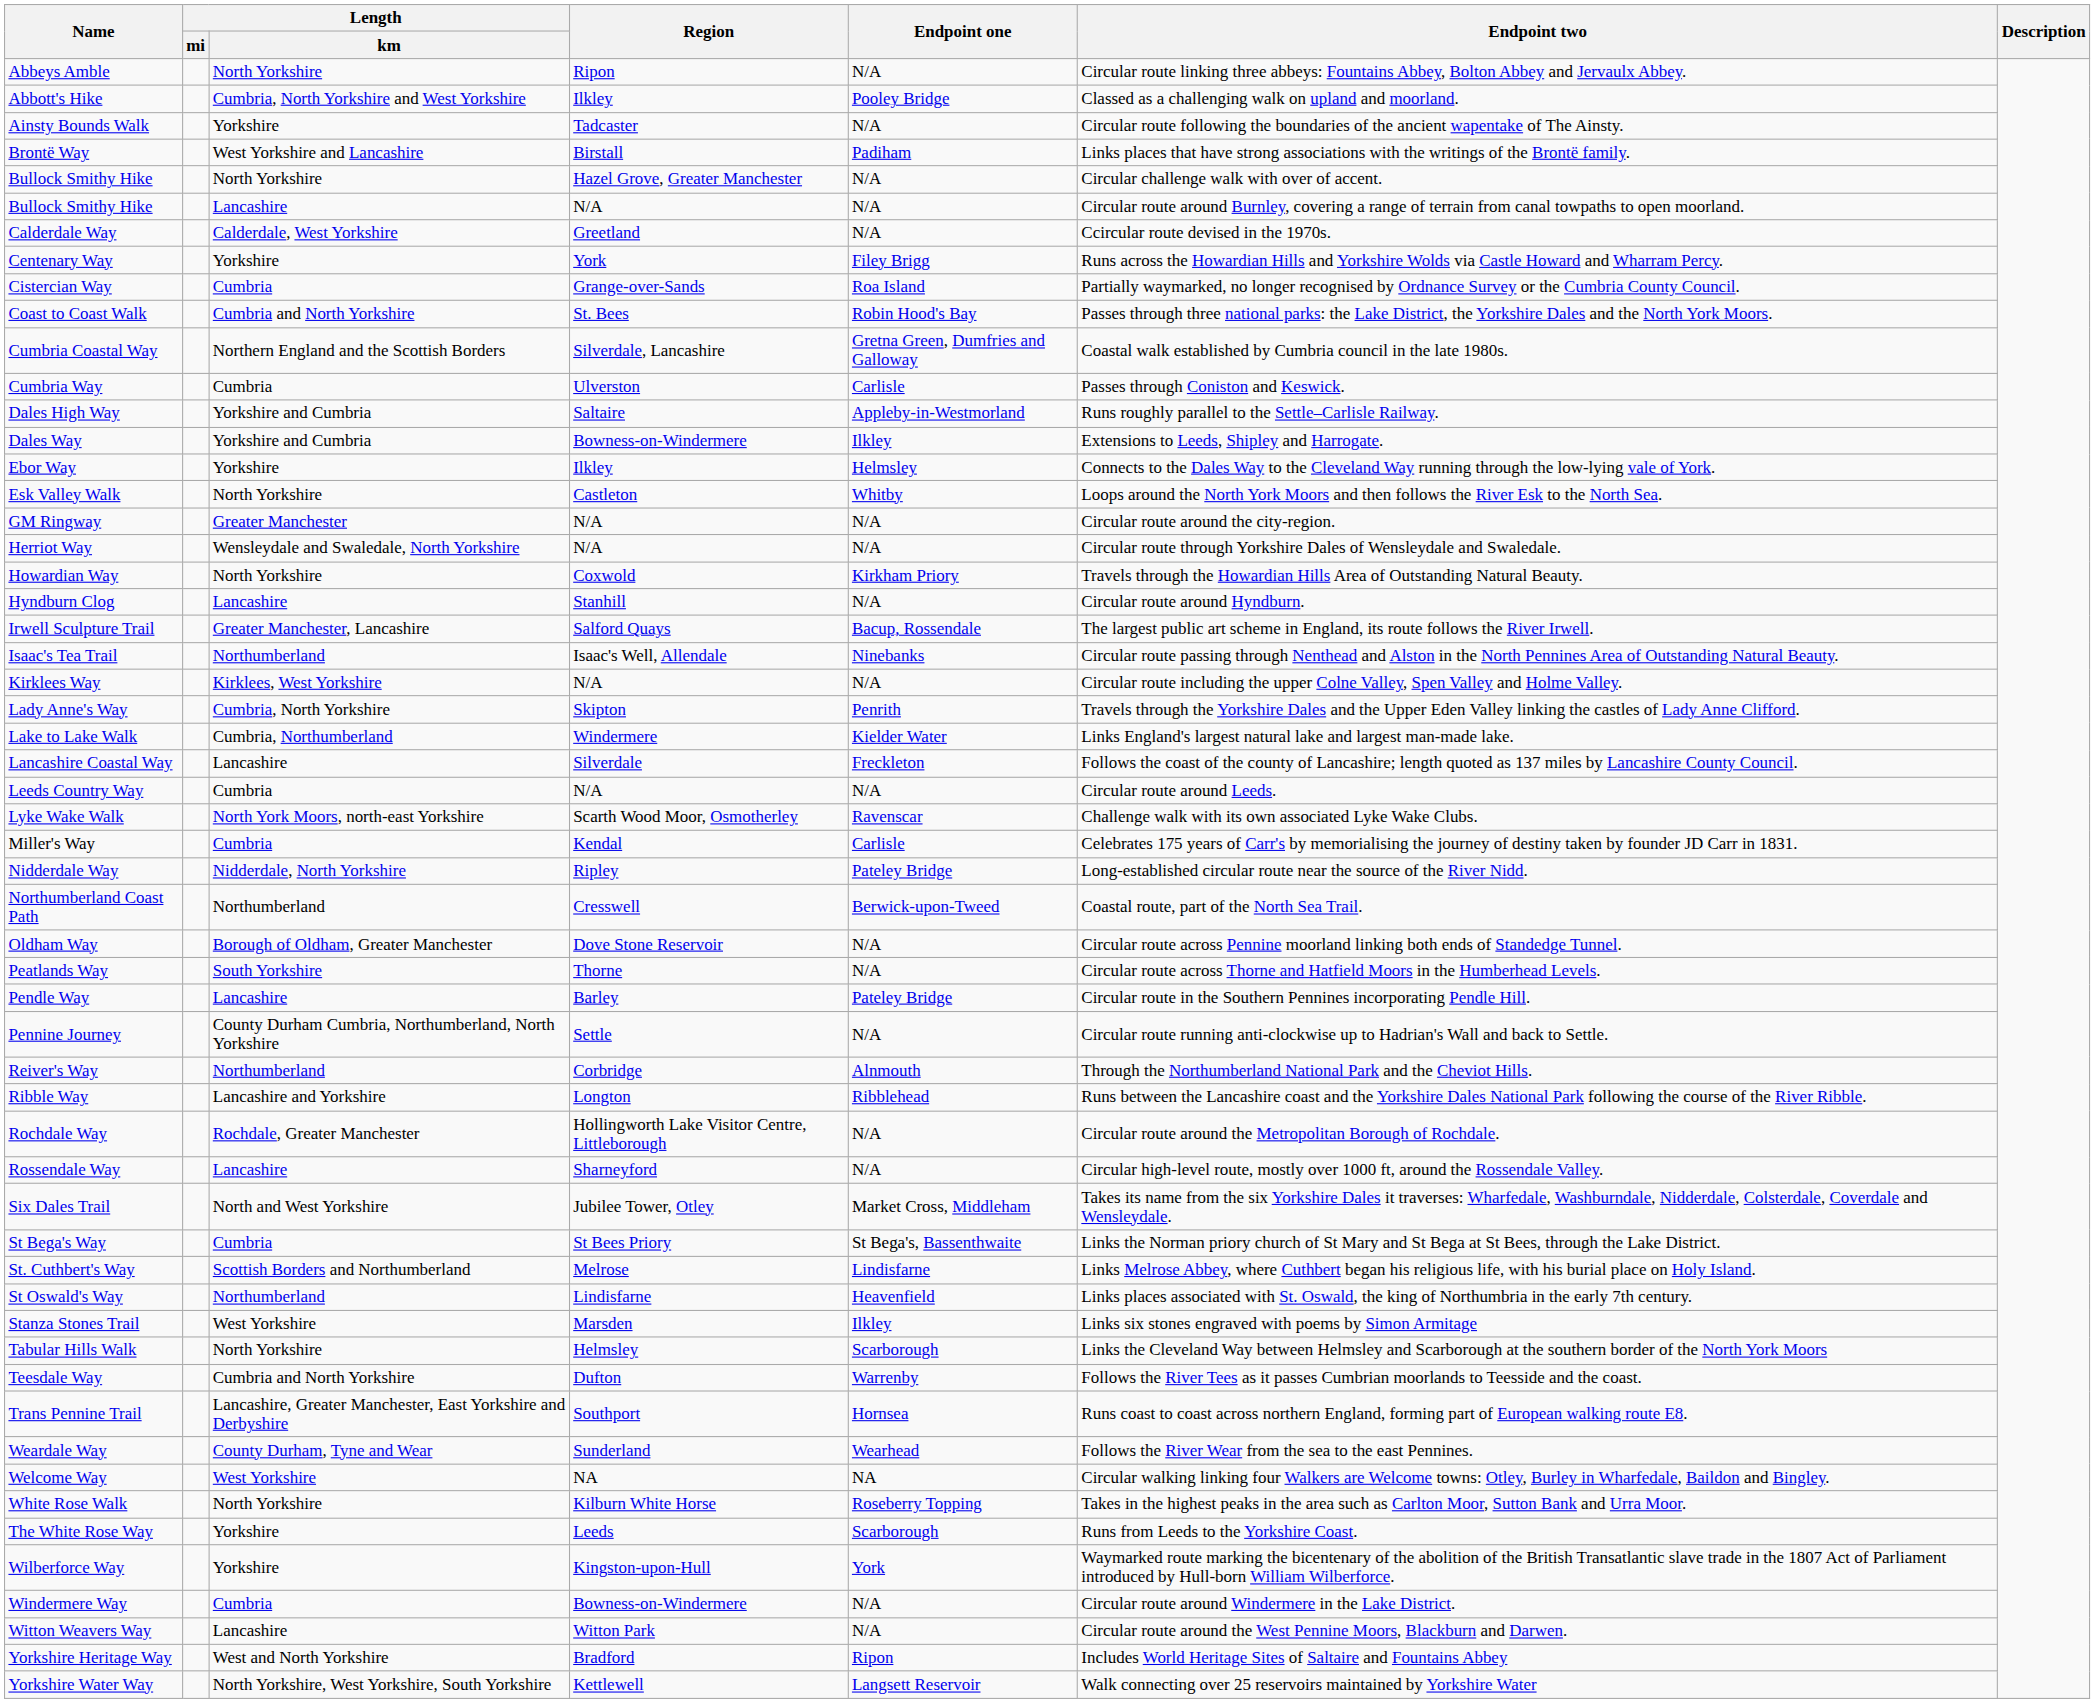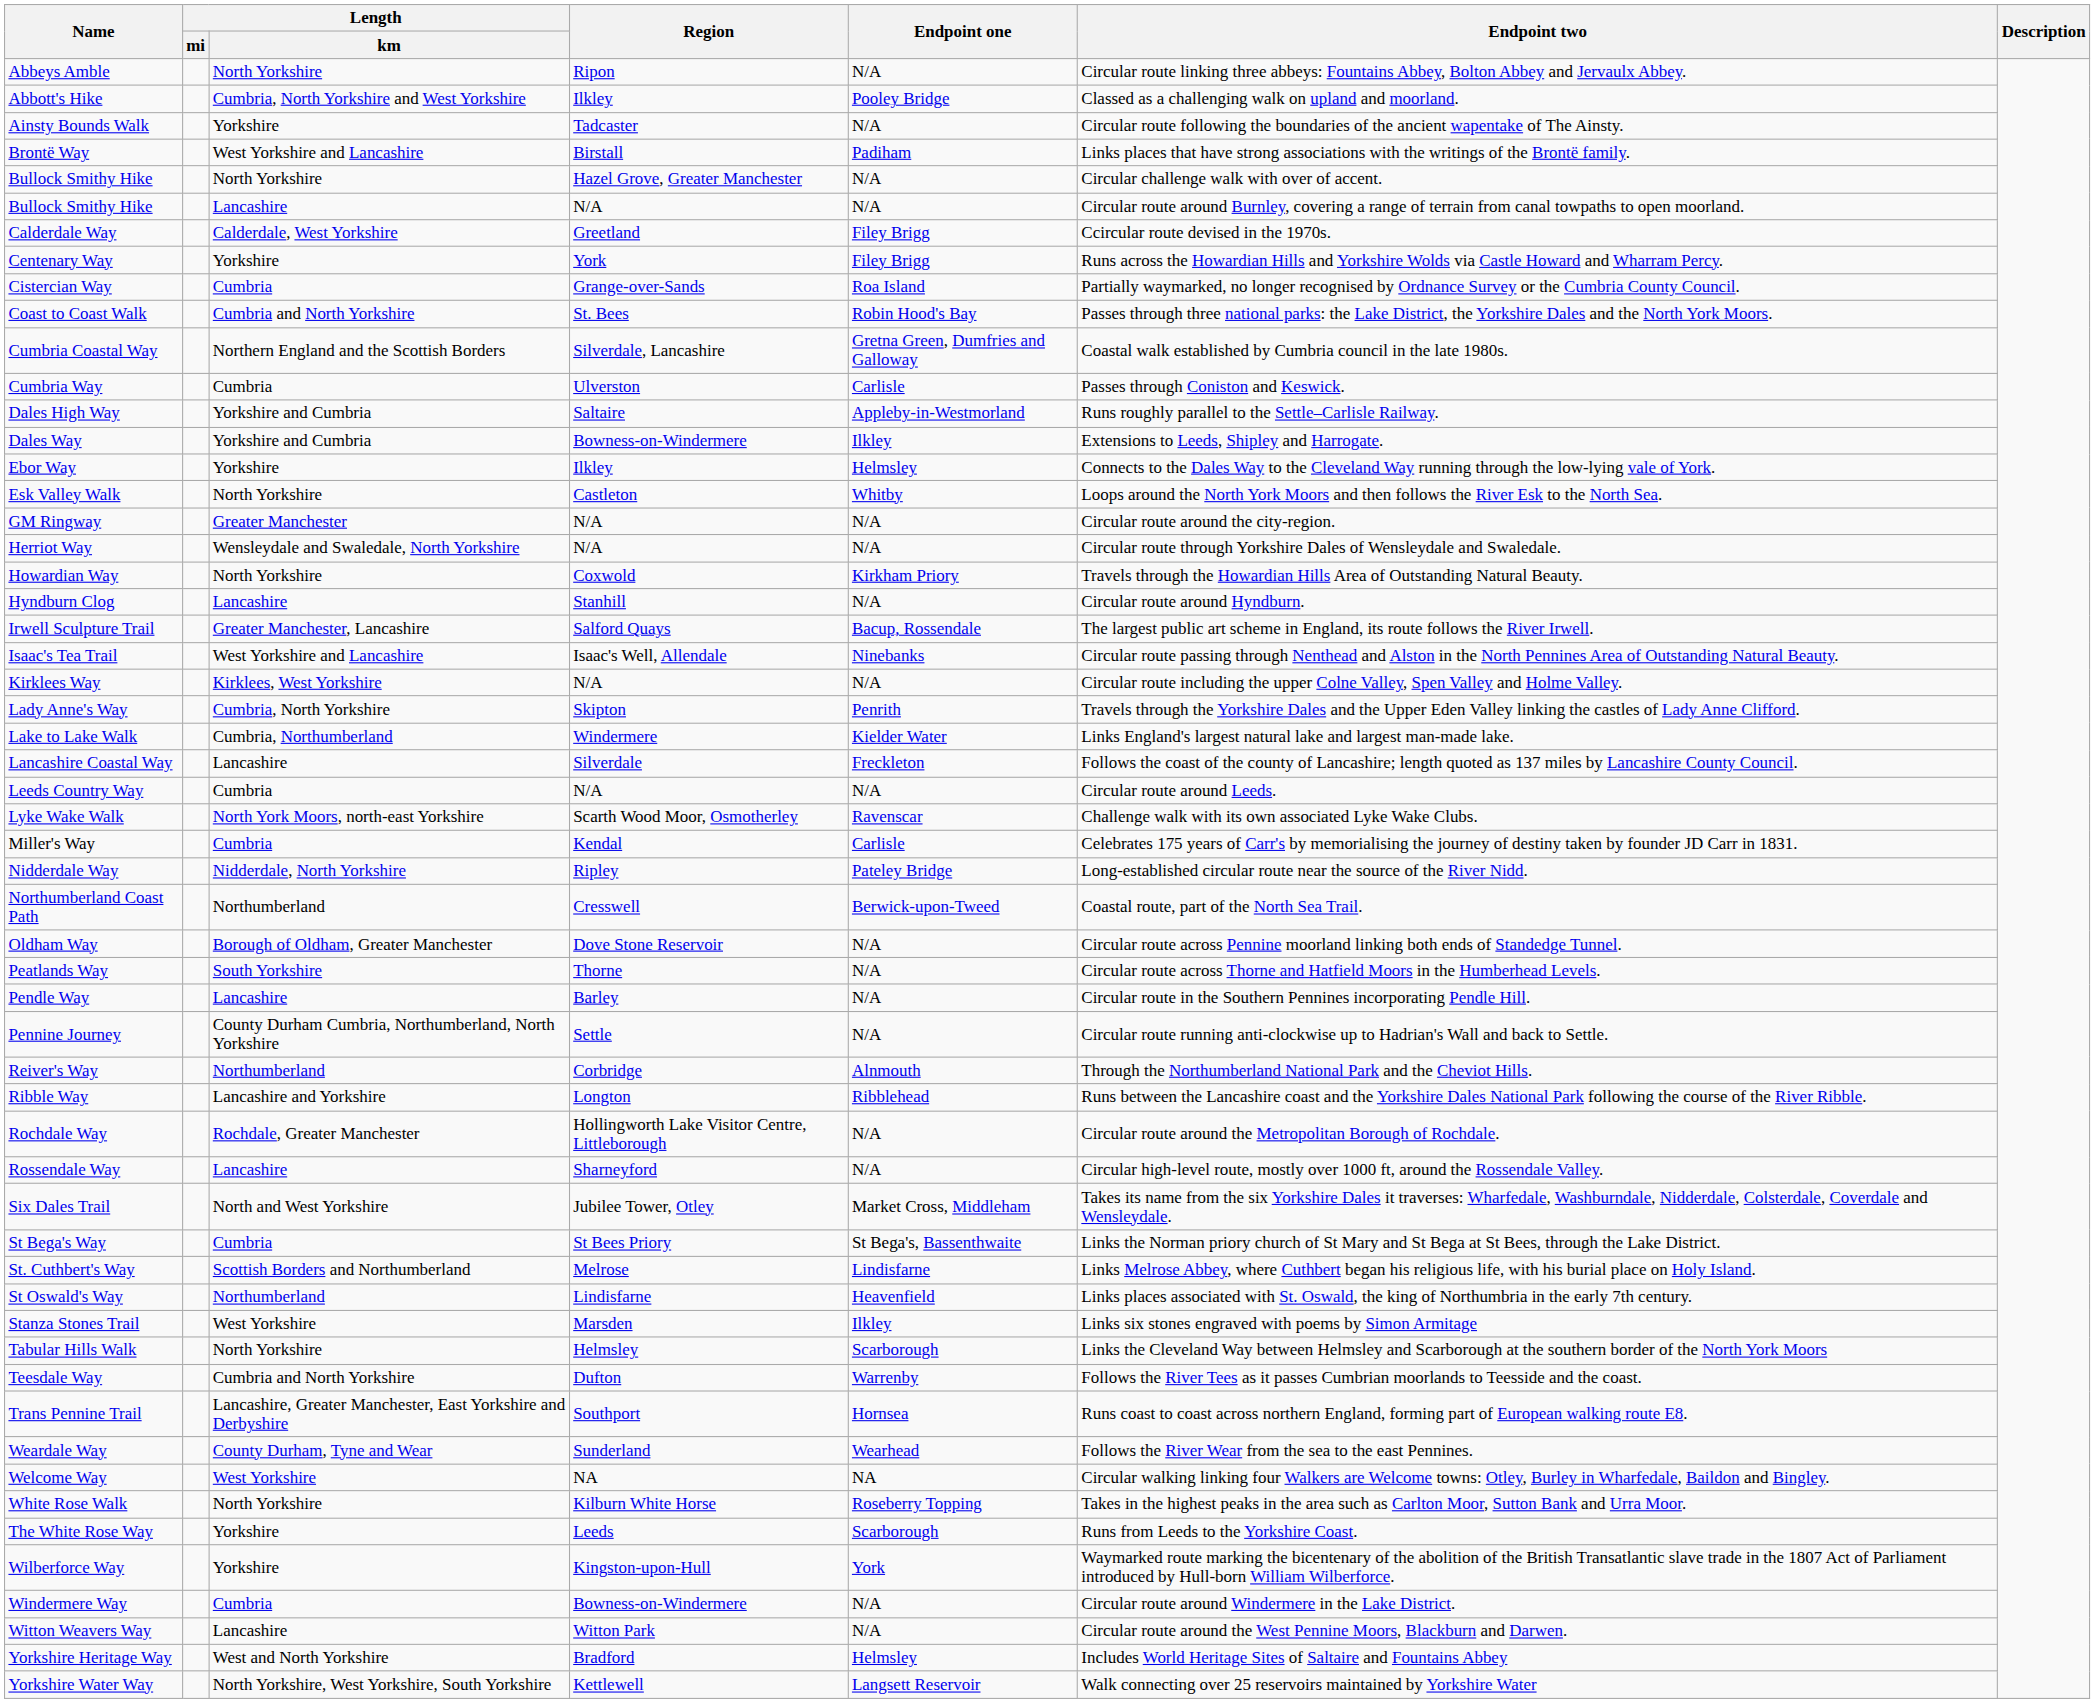(867, 233) N/A -> (891, 233) Filey Brigg
(269, 655) Northumberland -> (318, 655) West Yorkshire and Lancashire
(902, 997) Pateley Bridge -> (867, 997) N/A
(873, 1657) Ripon -> (884, 1657) Helmsley
